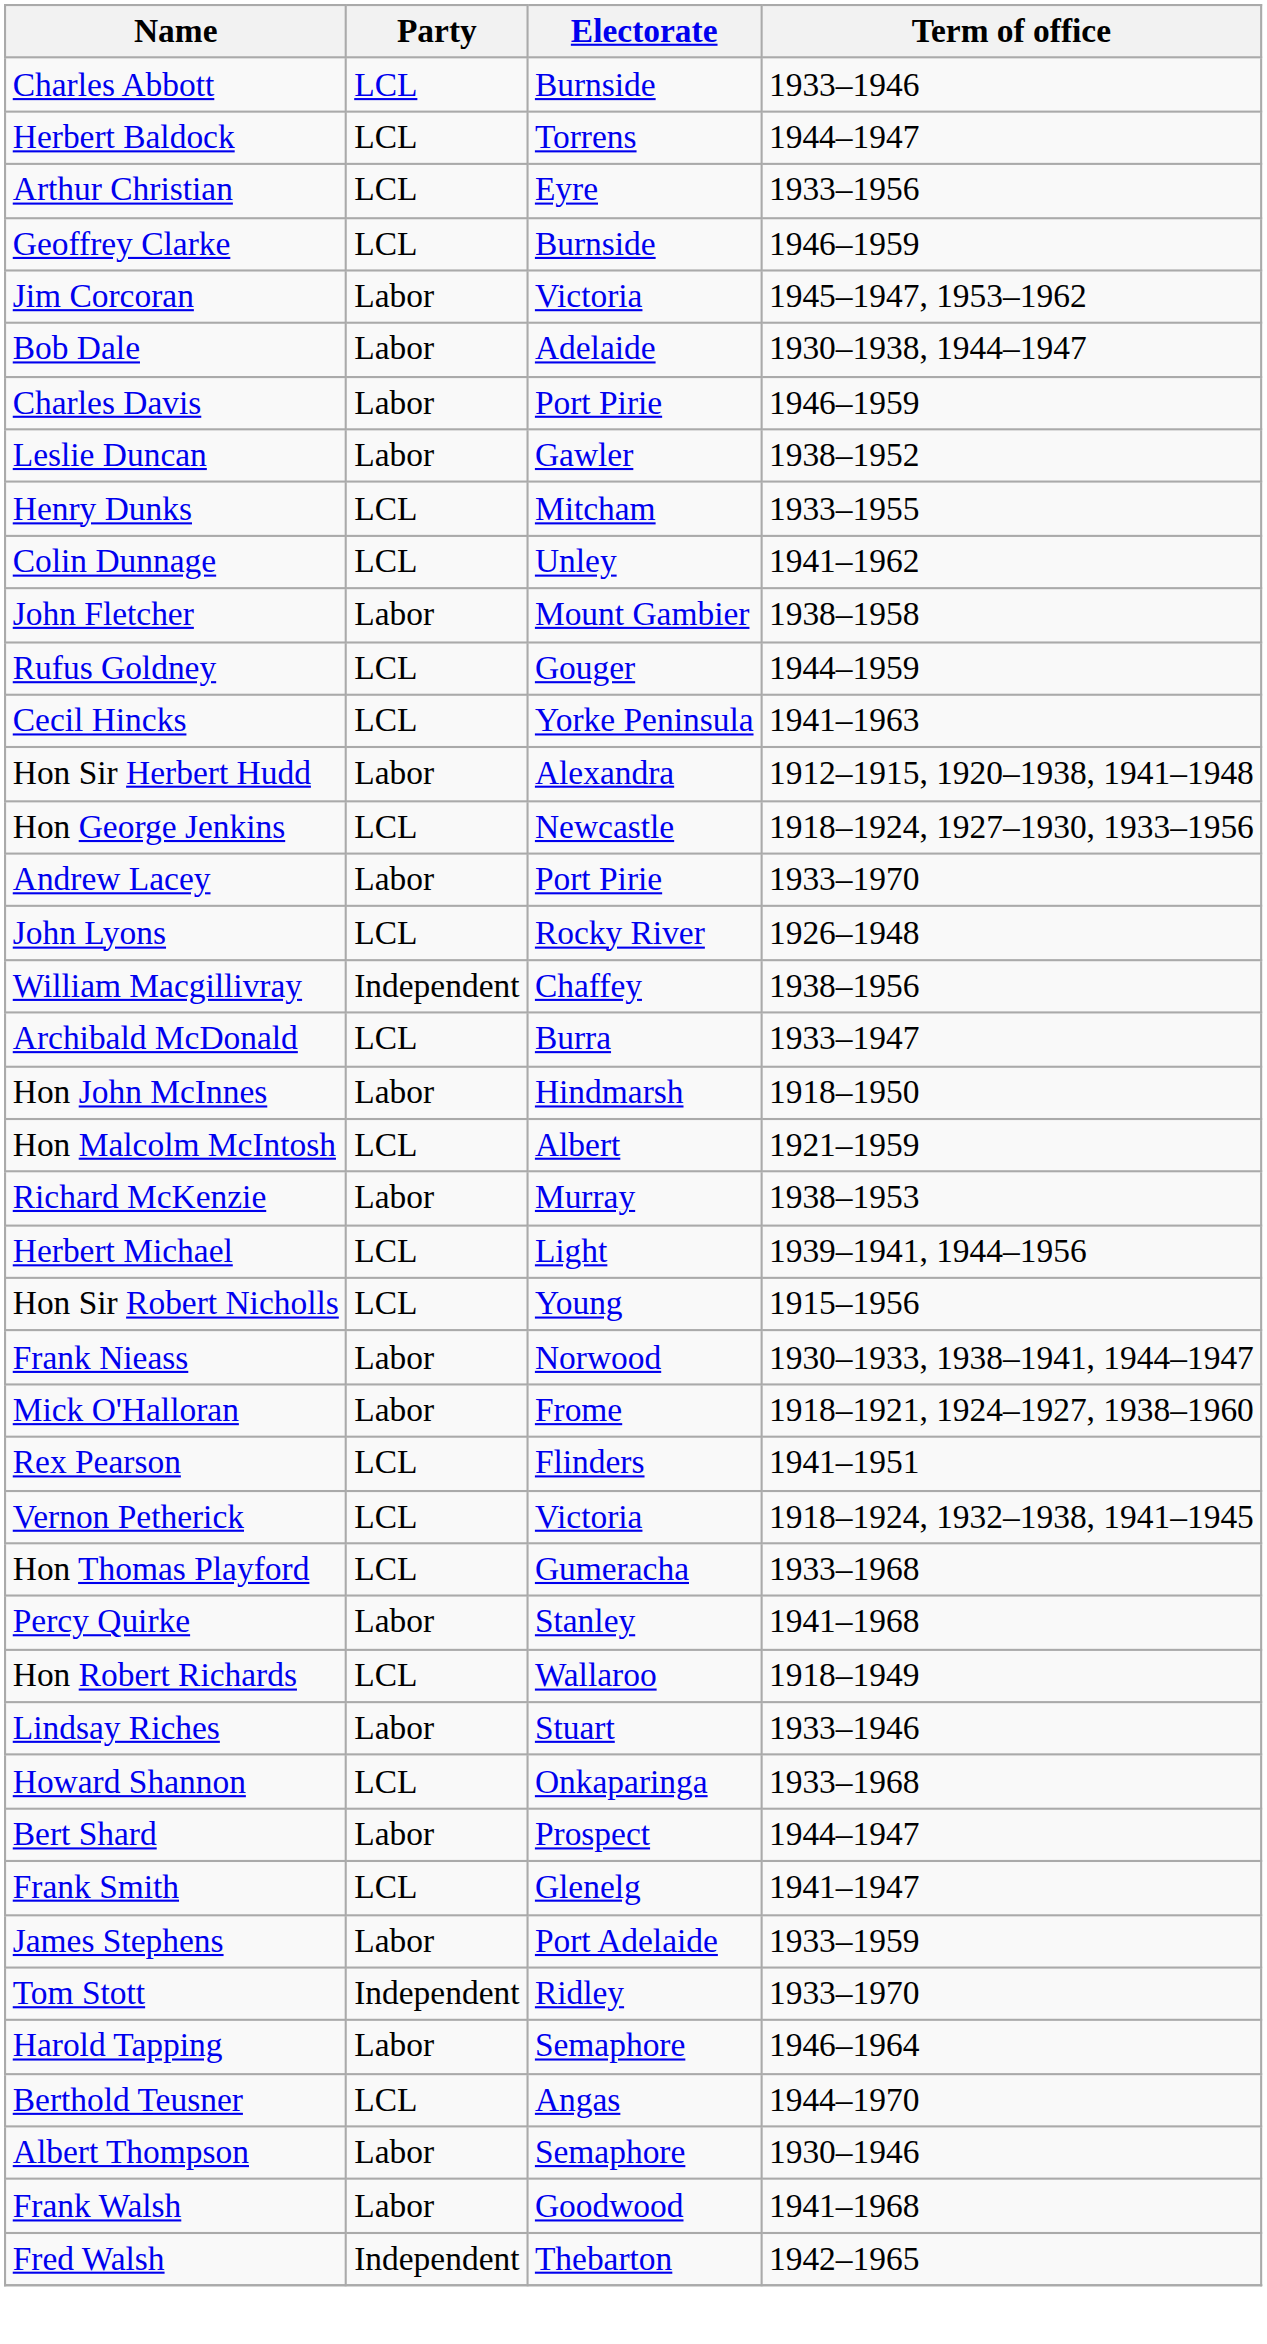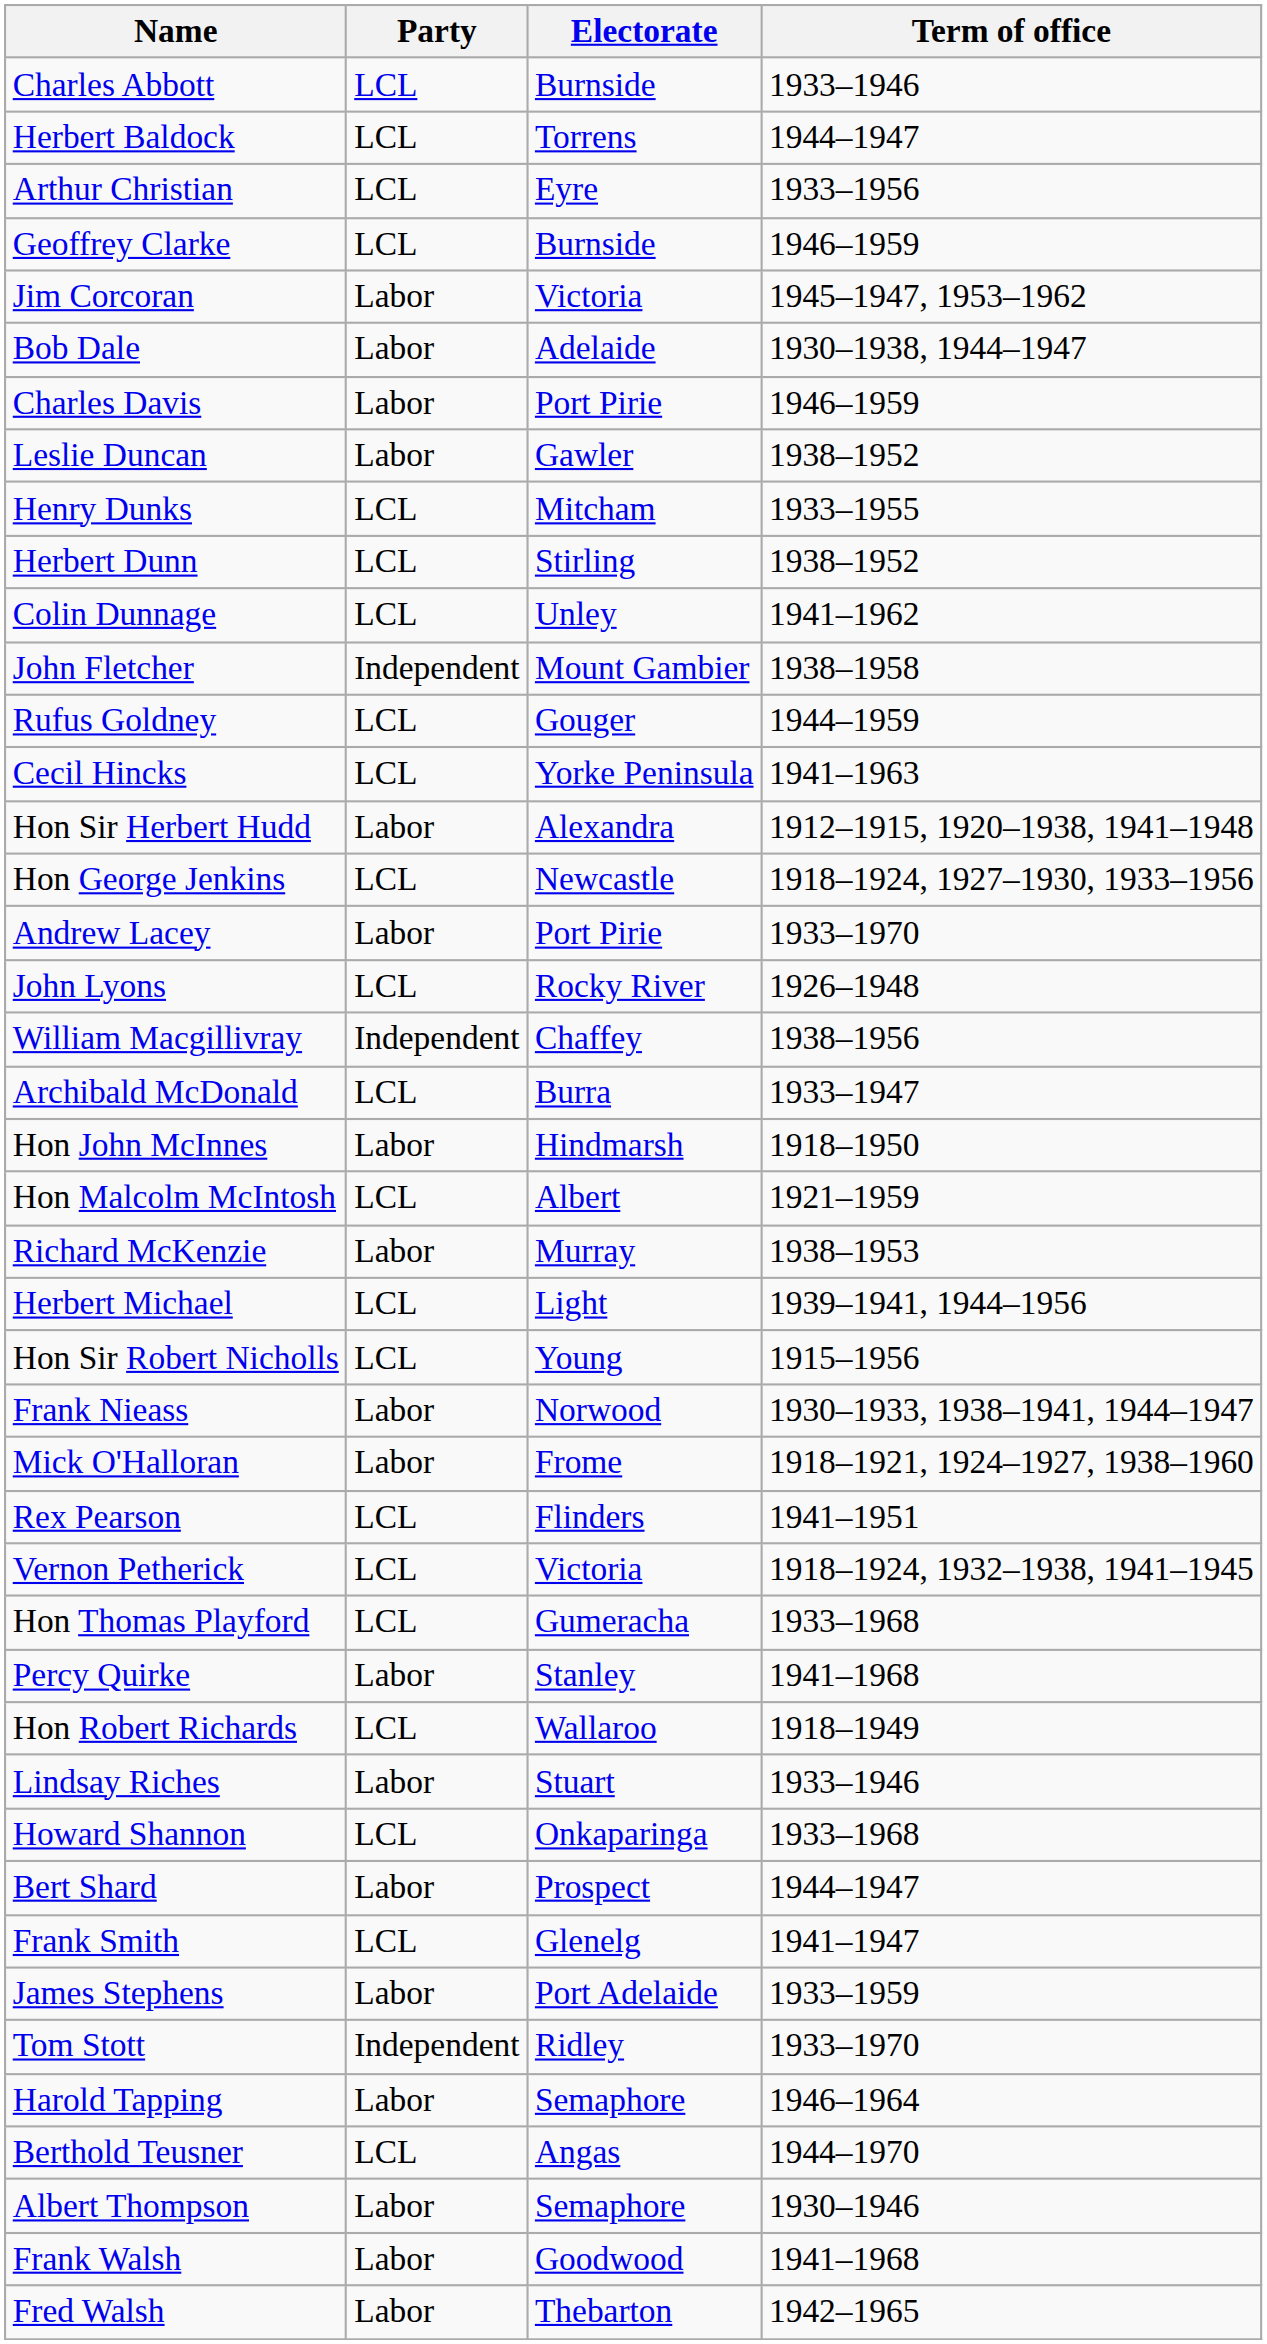+ row: (105, 561)
(394, 614) Labor -> (437, 667) Independent
(437, 2258) Independent -> (394, 2311) Labor
